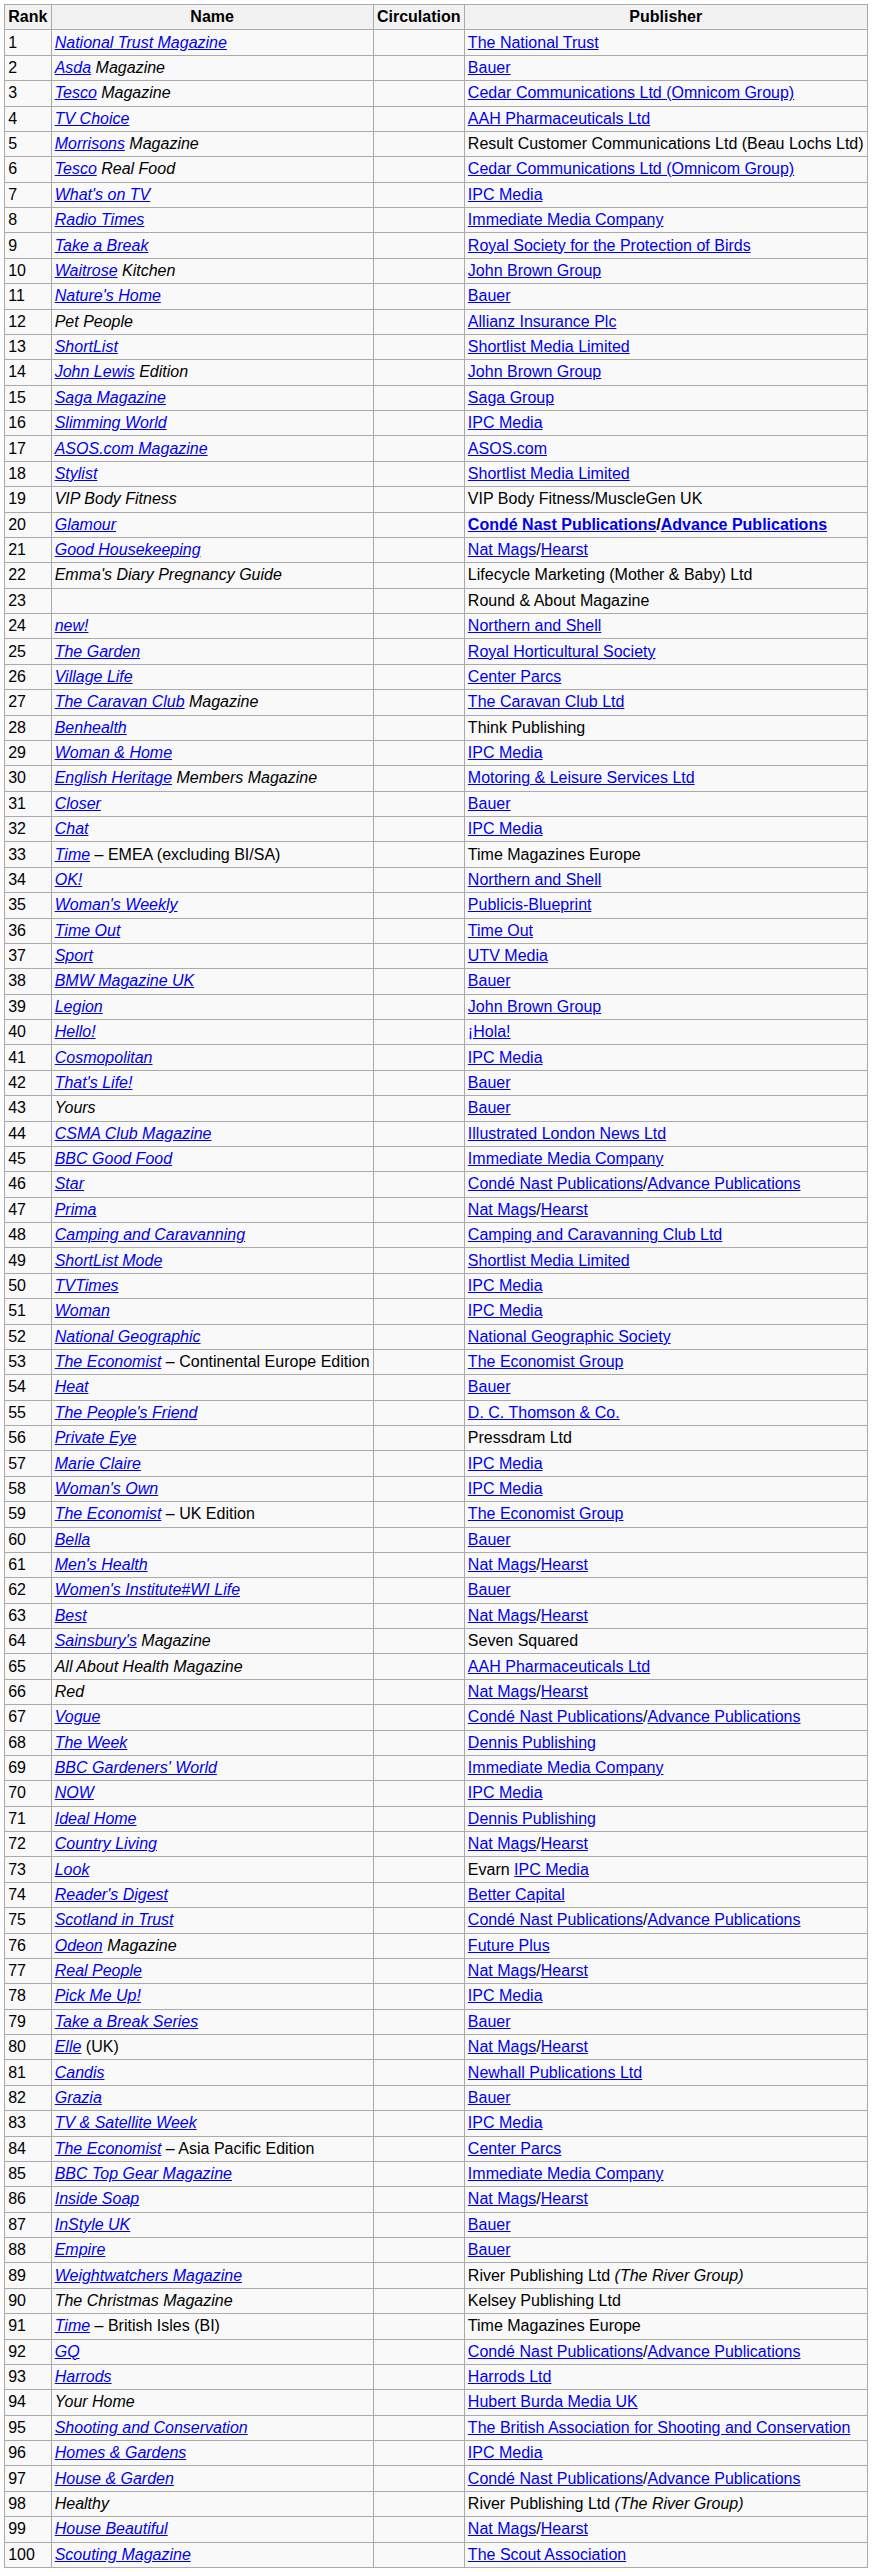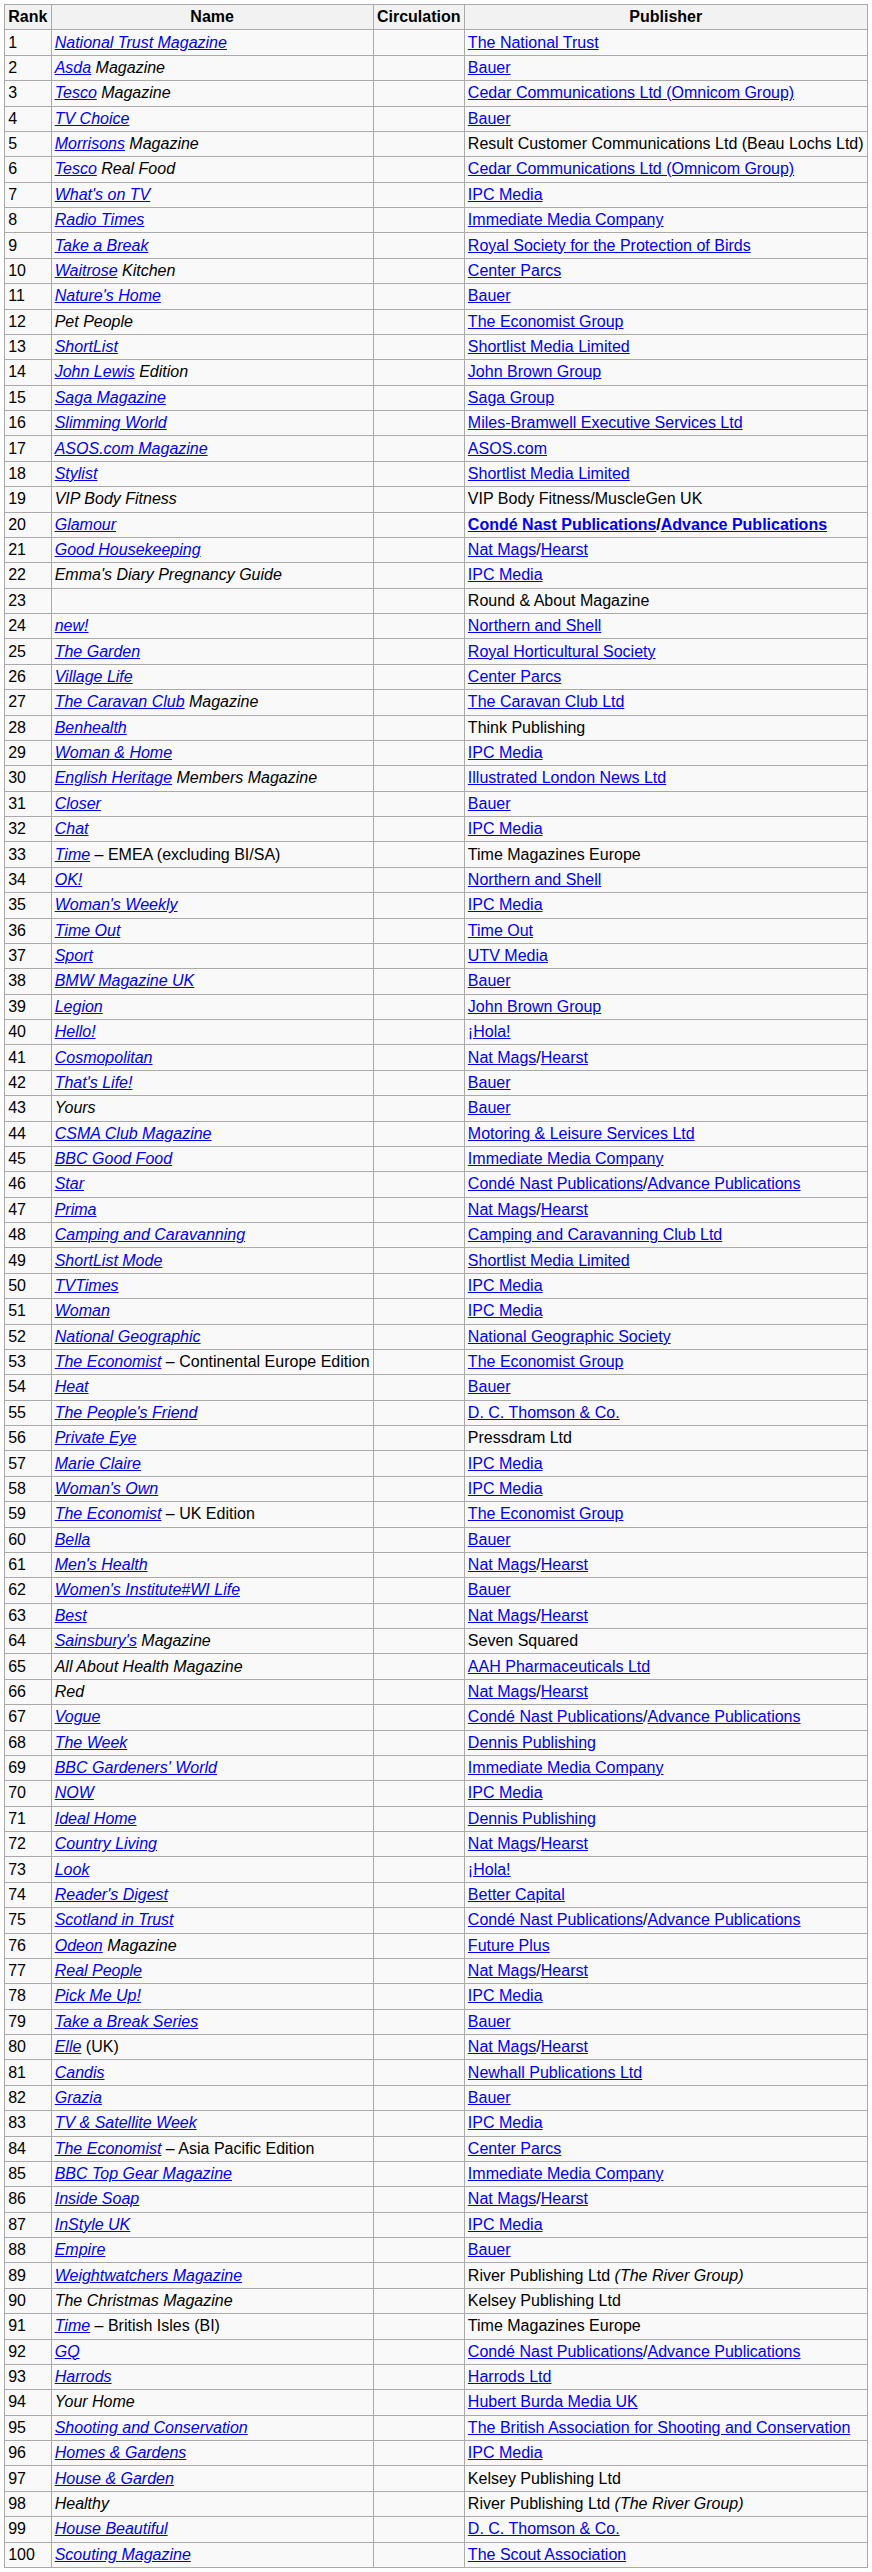(559, 118) AAH Pharmaceuticals Ltd -> (489, 118) Bauer
(535, 270) John Brown Group -> (515, 270) Center Parcs
(542, 321) Allianz Insurance Plc -> (546, 321) The Economist Group
(505, 423) IPC Media -> (605, 423) Miles-Bramwell Executive Services Ltd
(610, 575) Lifecycle Marketing (Mother & Baby) Ltd -> (505, 575) IPC Media
(581, 778) Motoring & Leisure Services Ltd -> (567, 778) Illustrated London News Ltd
(530, 905) Publicis-Blueprint -> (505, 905) IPC Media
(505, 1057) IPC Media -> (528, 1057) Nat Mags/Hearst
(567, 1133) Illustrated London News Ltd -> (581, 1133) Motoring & Leisure Services Ltd
(528, 1869) Evarn IPC Media -> (489, 1869) ¡Hola!
(489, 2224) Bauer -> (505, 2224) IPC Media
(634, 2478) Condé Nast Publications/Advance Publications -> (544, 2478) Kelsey Publishing Ltd
(528, 2529) Nat Mags/Hearst -> (544, 2529) D. C. Thomson & Co.
